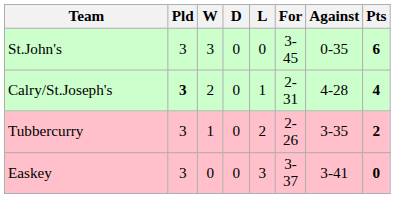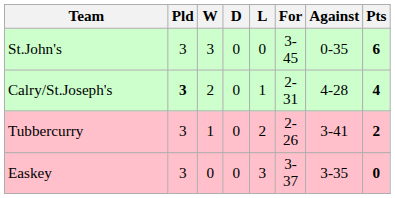(334, 131) 3-35 -> (334, 131) 3-41
(334, 172) 3-41 -> (334, 172) 3-35
